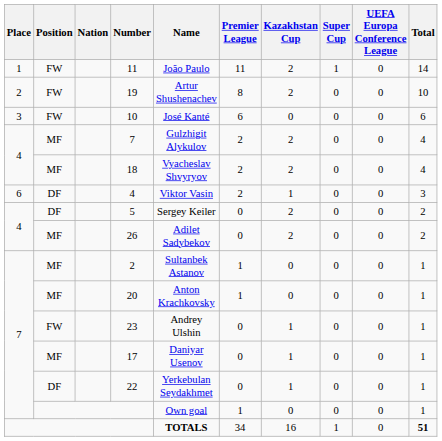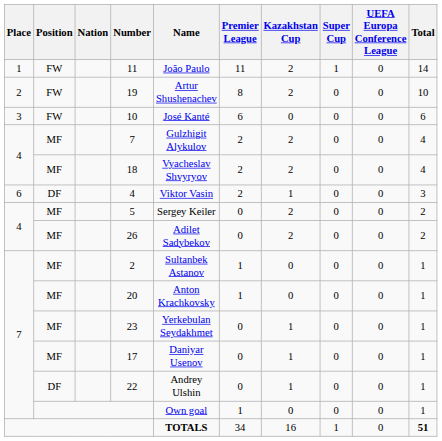(54, 211) DF -> (54, 211) MF
(54, 326) FW -> (54, 326) MF
(186, 326) Andrey Ulshin -> (186, 326) Yerkebulan Seydakhmet
(186, 386) Yerkebulan Seydakhmet -> (186, 386) Andrey Ulshin
